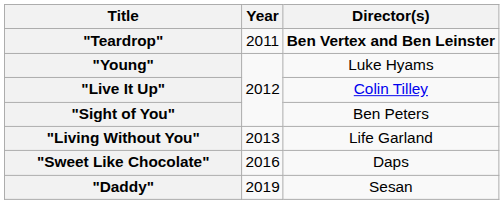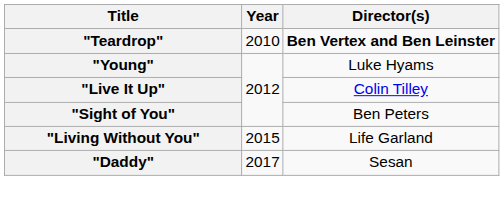(263, 41) 2011 -> (263, 41) 2010
(263, 138) 2013 -> (263, 138) 2015
- row: (123, 162)
(263, 187) 2019 -> (263, 162) 2017
